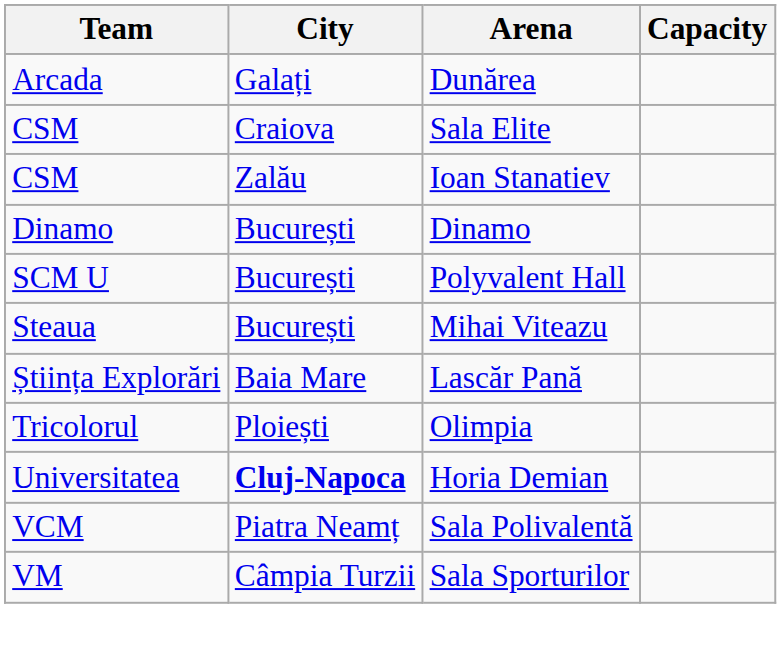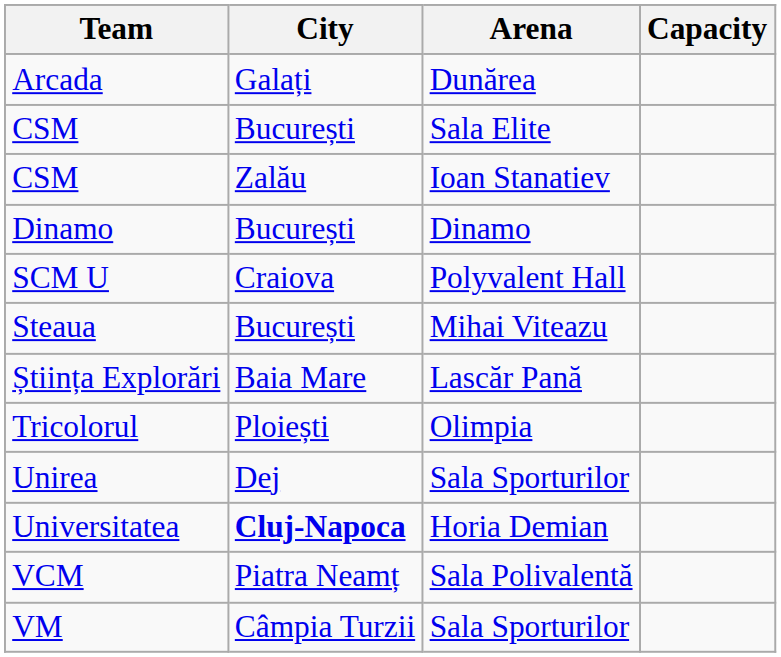(284, 128) Craiova -> (295, 128) București
(295, 278) București -> (284, 278) Craiova
+ row: (55, 476)
